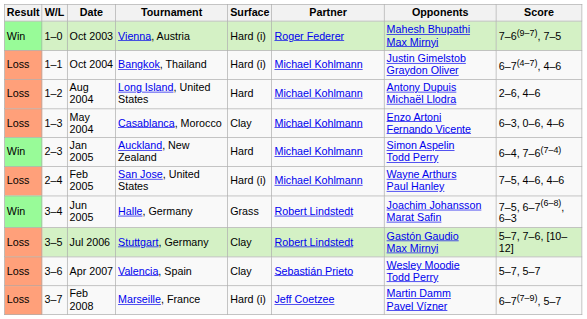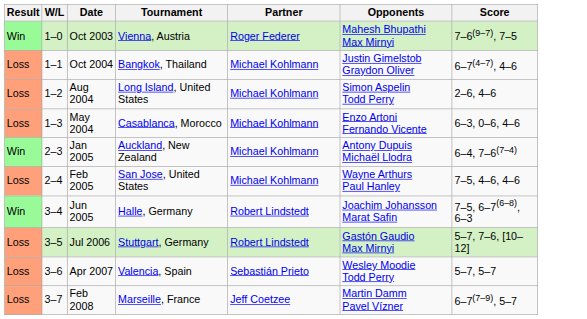- column: (250, 13)
(421, 94) Antony Dupuis Michaël Llodra -> (376, 94) Simon Aspelin Todd Perry
(421, 152) Simon Aspelin Todd Perry -> (377, 152) Antony Dupuis Michaël Llodra
